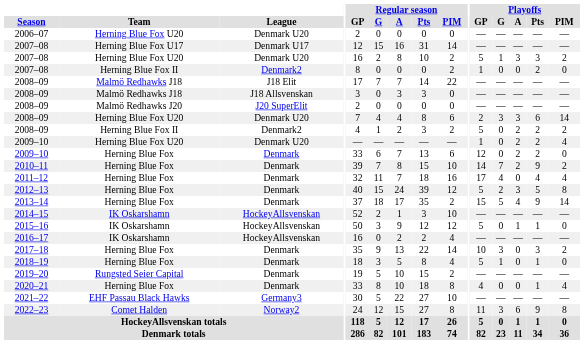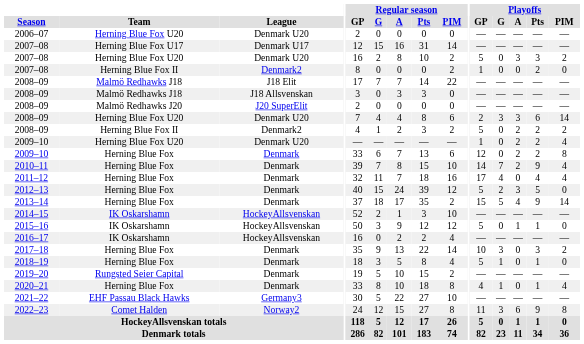(501, 58) 1 -> (501, 58) 0
(564, 154) 0 -> (564, 154) 8
(564, 166) 2 -> (564, 166) 4
(564, 190) 8 -> (564, 190) 0
(501, 286) 0 -> (501, 286) 1
